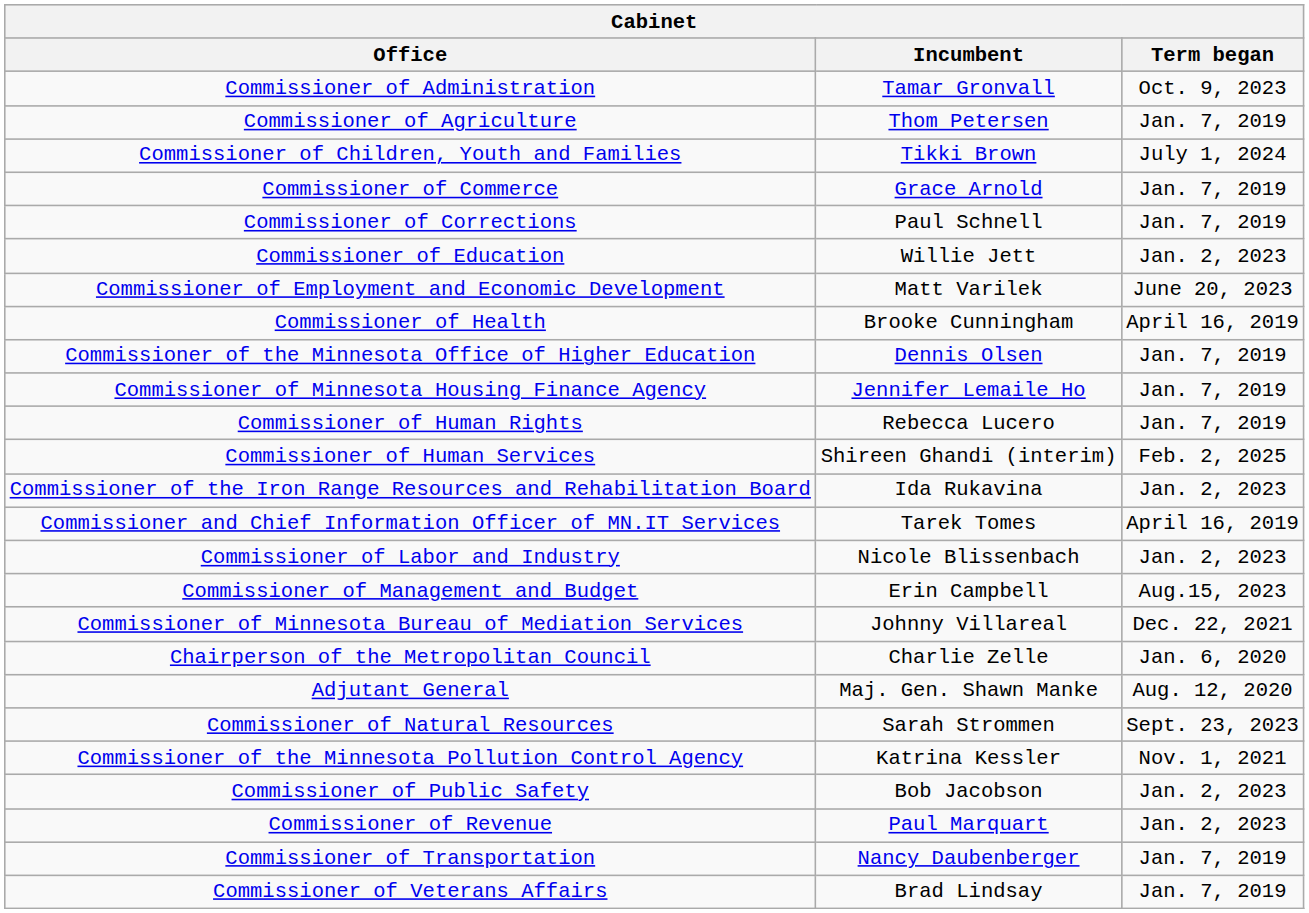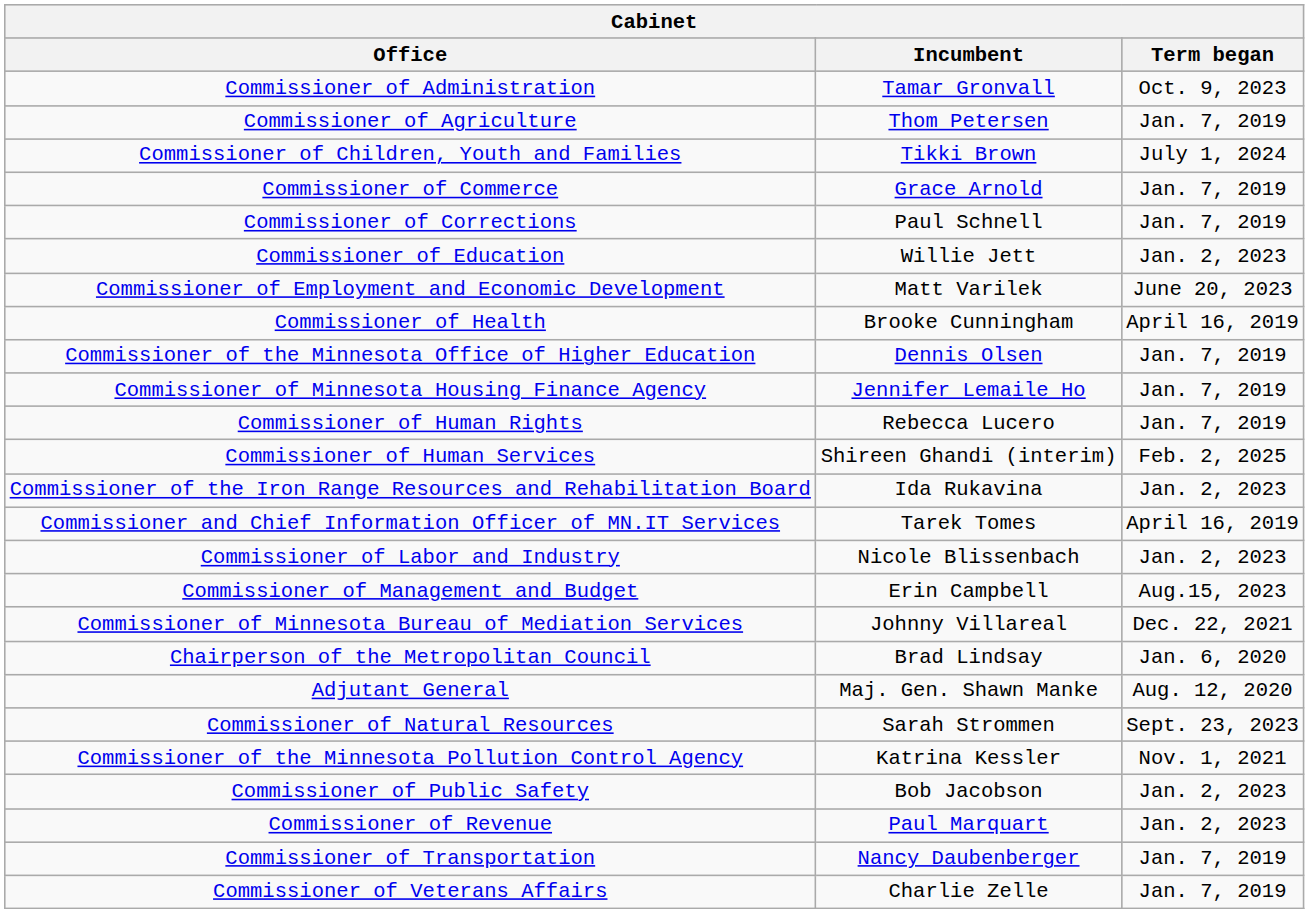(969, 658) Charlie Zelle -> (969, 658) Brad Lindsay
(969, 892) Brad Lindsay -> (969, 892) Charlie Zelle
